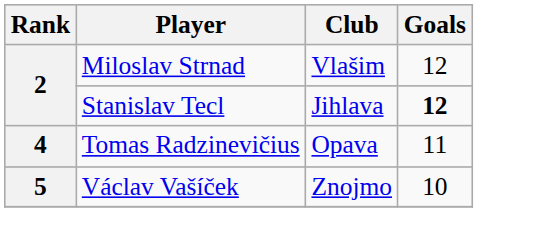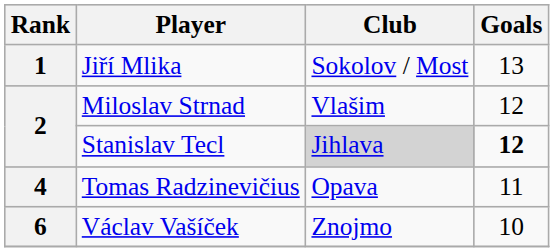+ row: (132, 65)
(348, 105) no background -> (348, 145) lightgrey background
(40, 186) 5 -> (40, 226) 6
